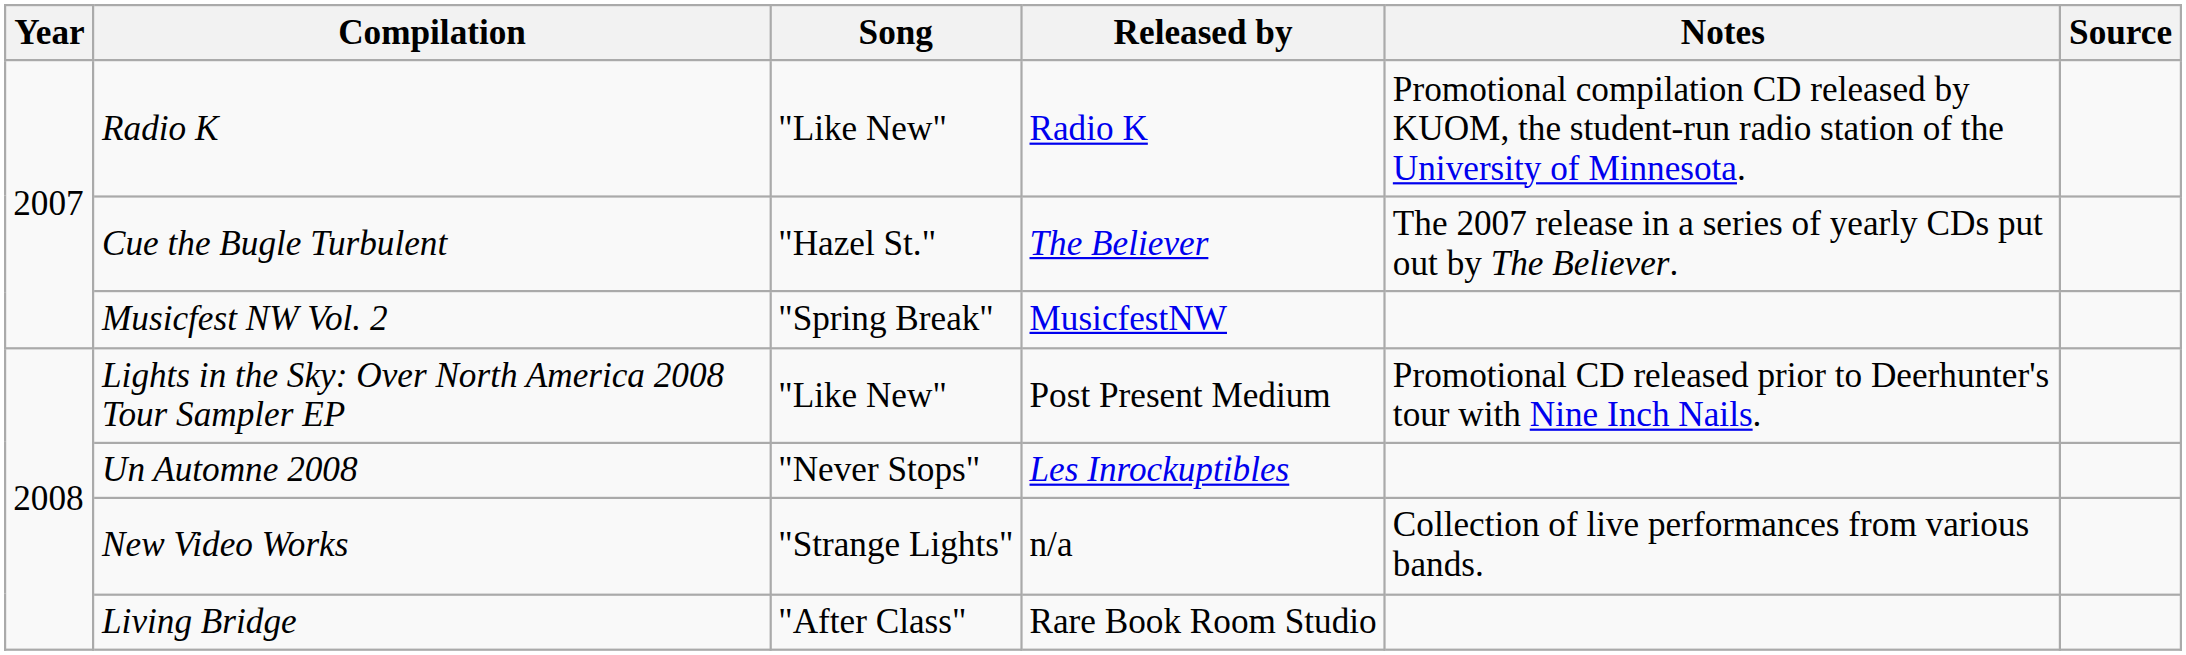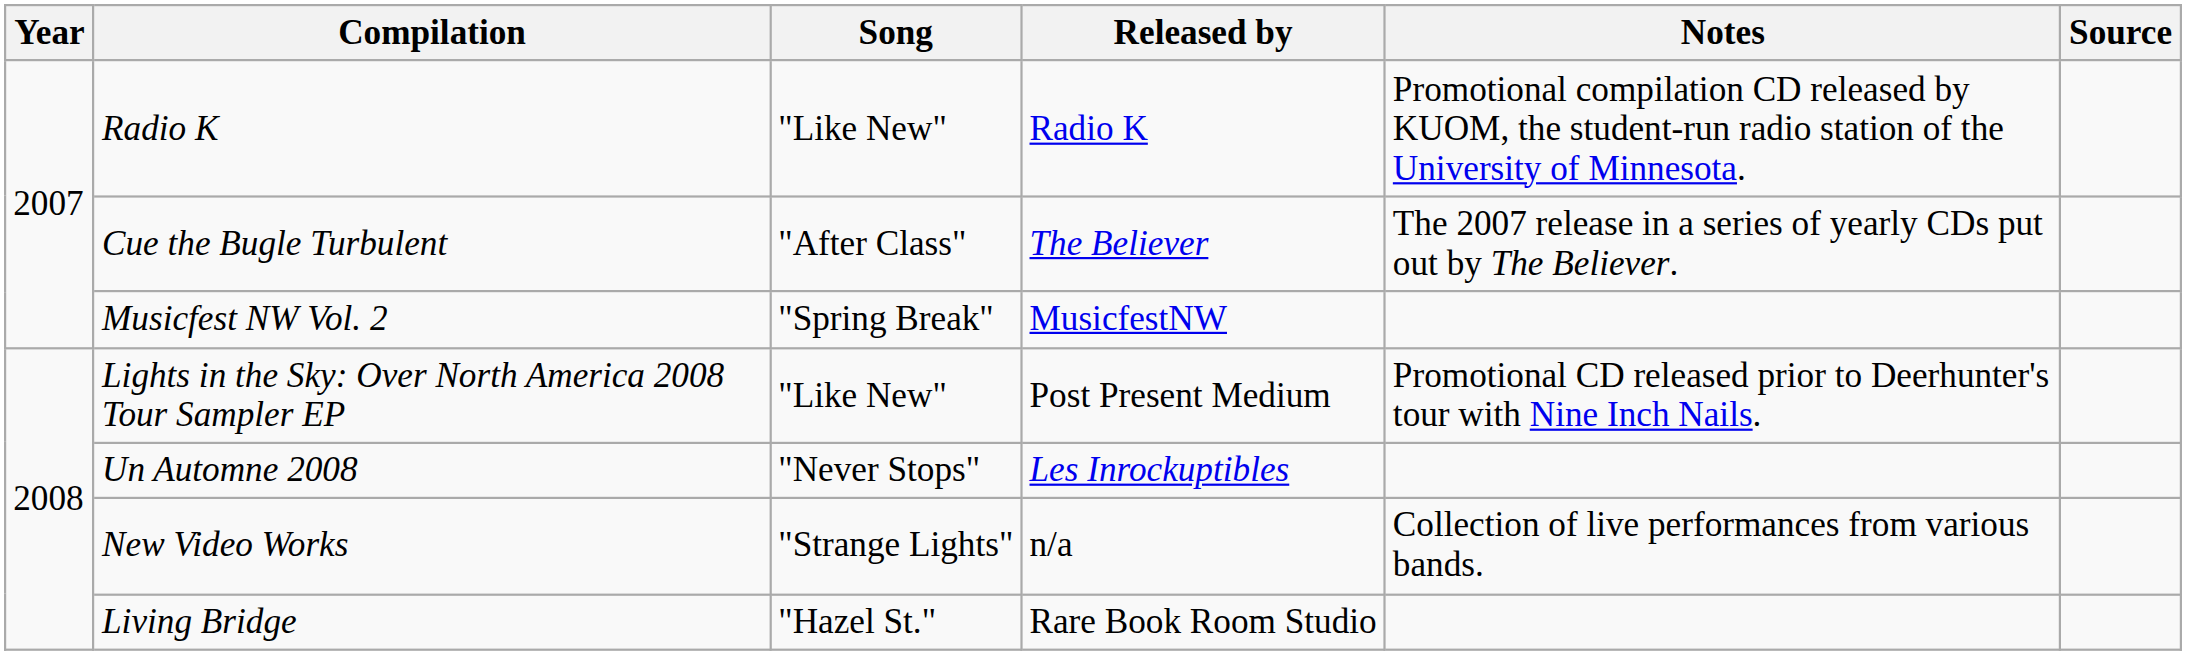(857, 243) "Hazel St." -> (872, 243) "After Class"
(872, 621) "After Class" -> (857, 621) "Hazel St."
